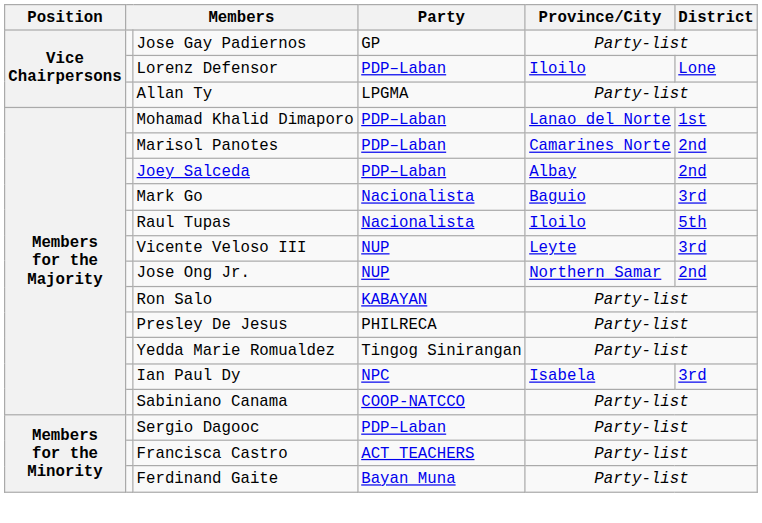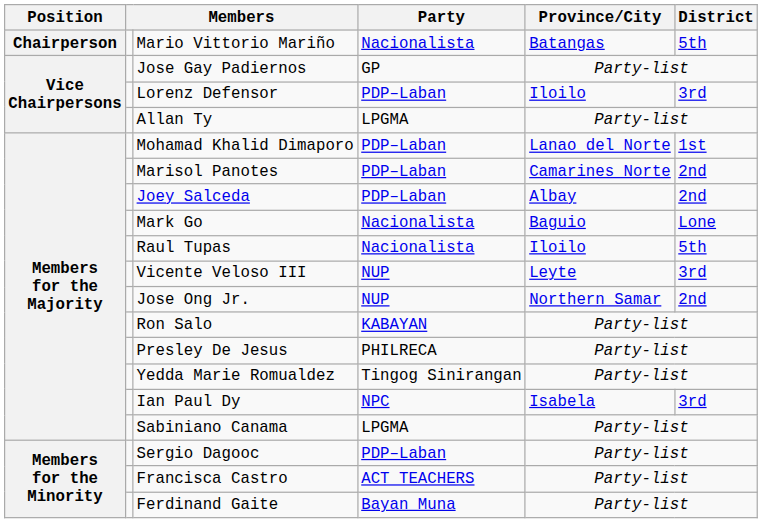+ row: (236, 43)
(697, 69) Lone -> (692, 94) 3rd
(692, 197) 3rd -> (697, 223) Lone
(413, 402) COOP-NATCCO -> (385, 428) LPGMA
